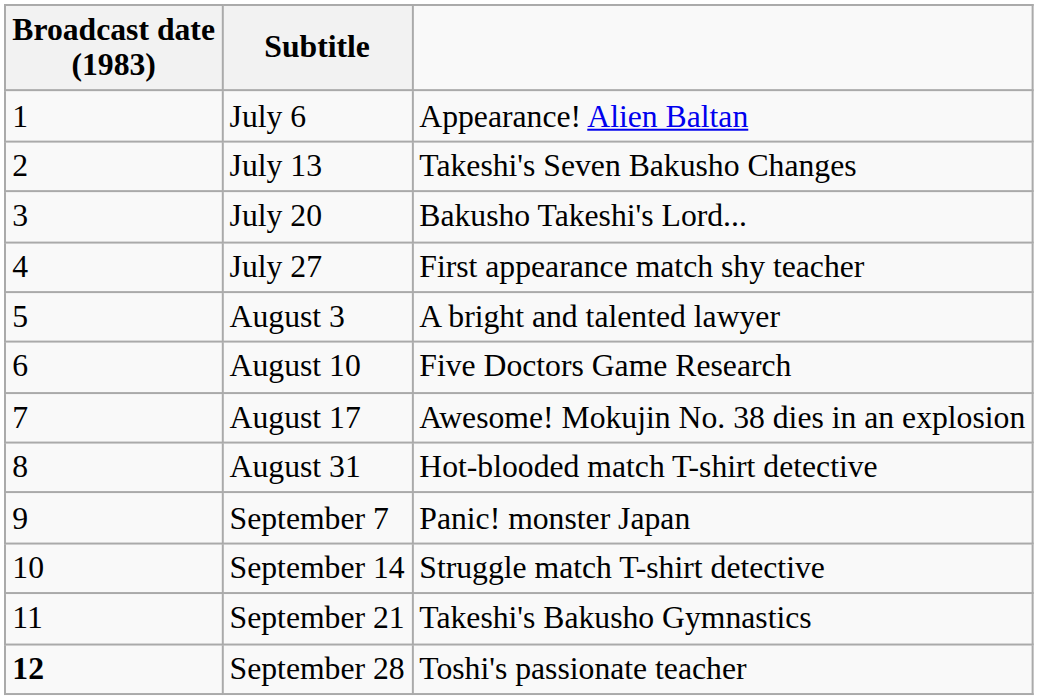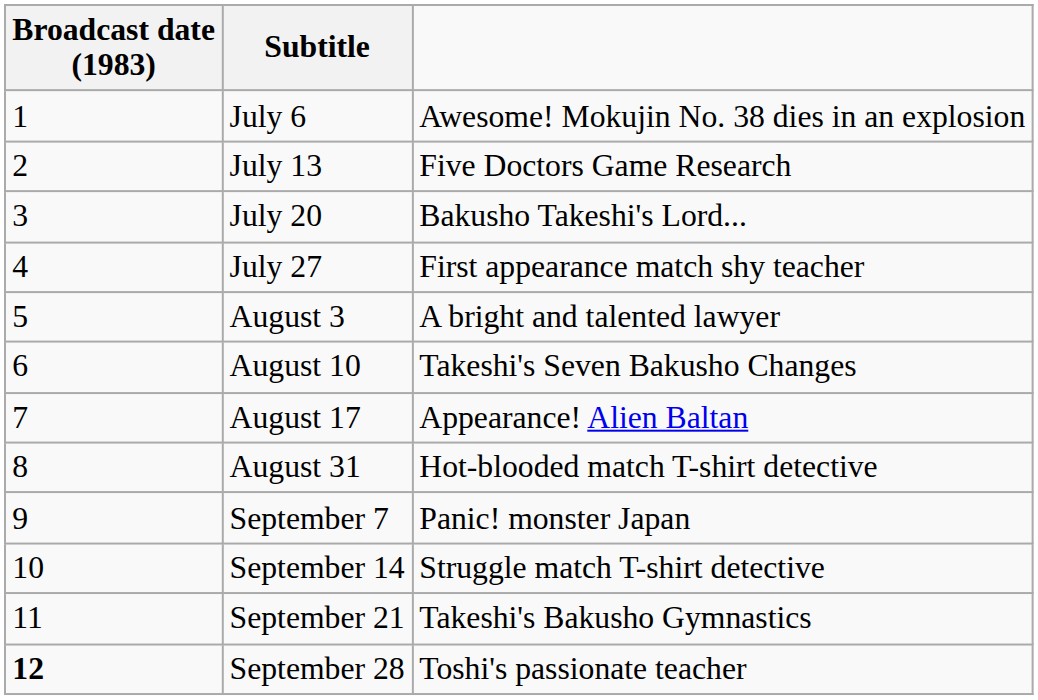(584, 115) Appearance! Alien Baltan -> (722, 115) Awesome! Mokujin No. 38 dies in an explosion
(638, 165) Takeshi's Seven Bakusho Changes -> (605, 165) Five Doctors Game Research
(605, 366) Five Doctors Game Research -> (638, 366) Takeshi's Seven Bakusho Changes
(722, 416) Awesome! Mokujin No. 38 dies in an explosion -> (584, 416) Appearance! Alien Baltan
